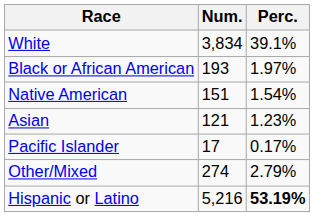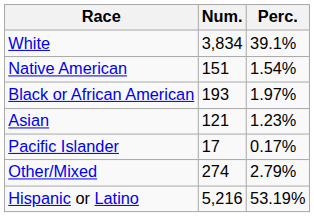rows swapped: (101, 69) <-> (68, 95)
(278, 198) bold -> (278, 198) normal
